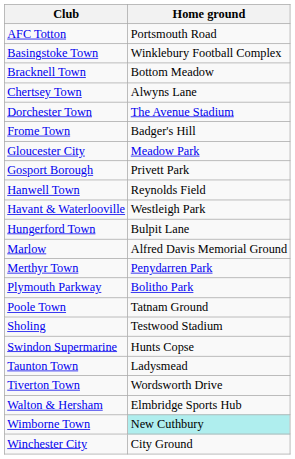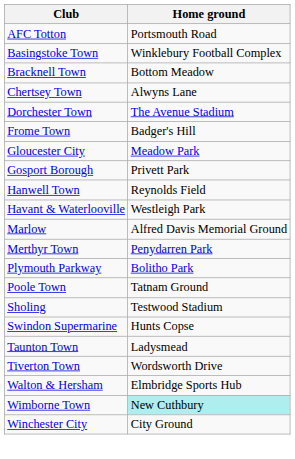- row: (51, 229)
